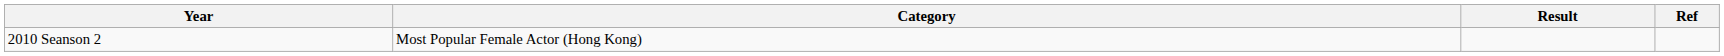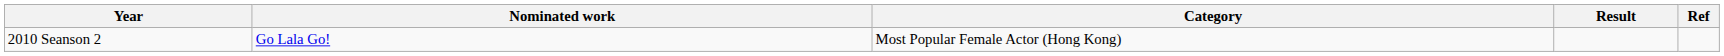+ column: (562, 16)
